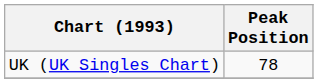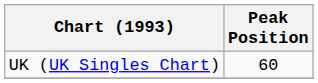(268, 65) 78 -> (268, 65) 60
